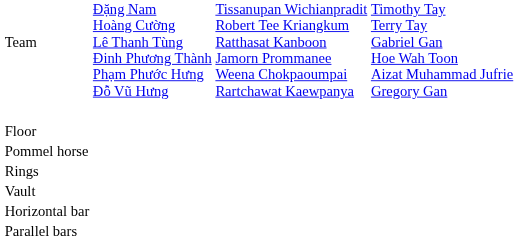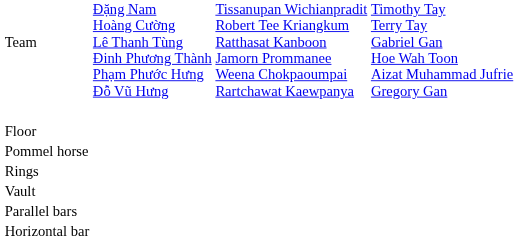rows swapped: (41, 231) <-> (47, 211)
